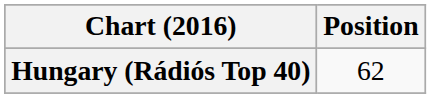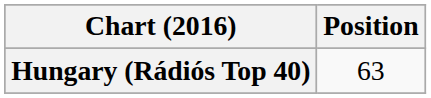(371, 70) 62 -> (371, 70) 63
